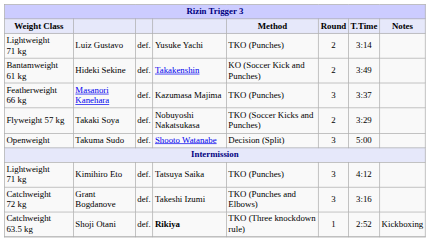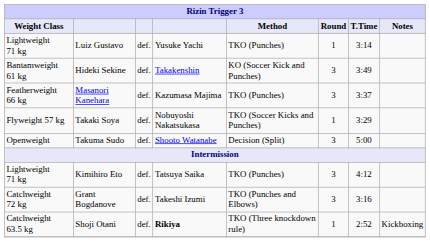(333, 45) 2 -> (333, 45) 1
(333, 70) 2 -> (333, 70) 3
(333, 120) 2 -> (333, 120) 1
